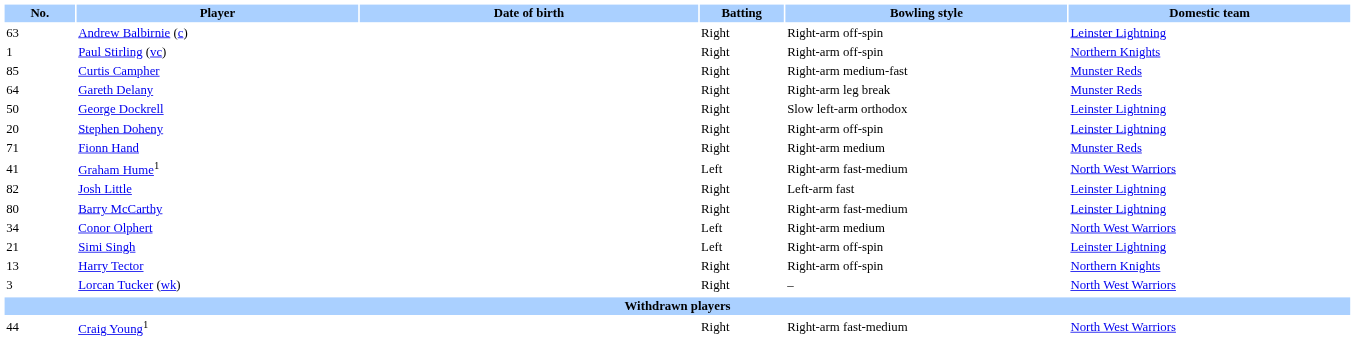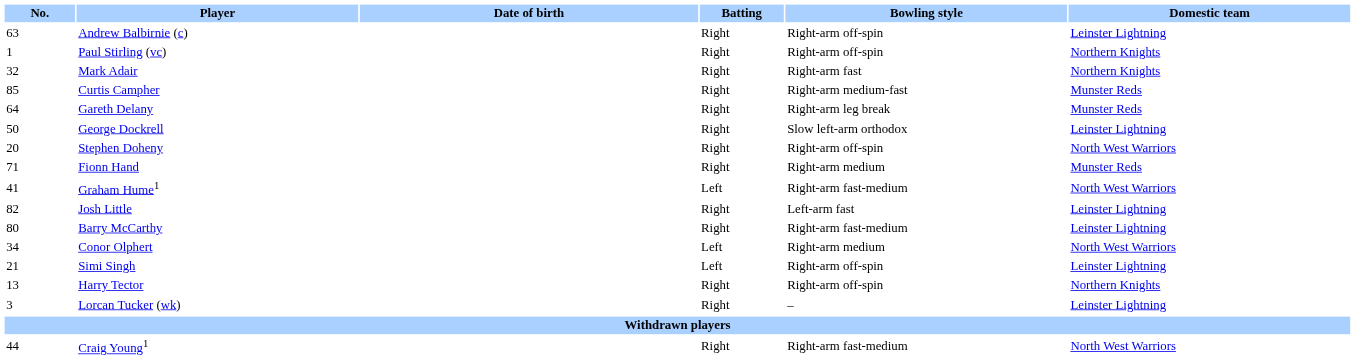+ row: (108, 71)
(1118, 128) Leinster Lightning -> (1123, 147) North West Warriors
(1123, 285) North West Warriors -> (1118, 304) Leinster Lightning
